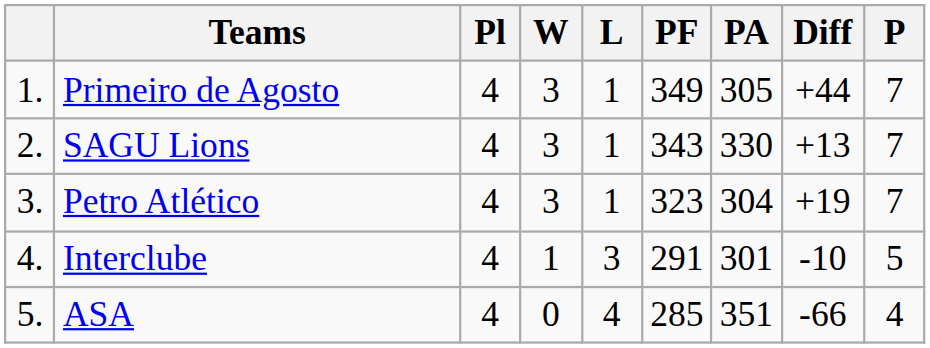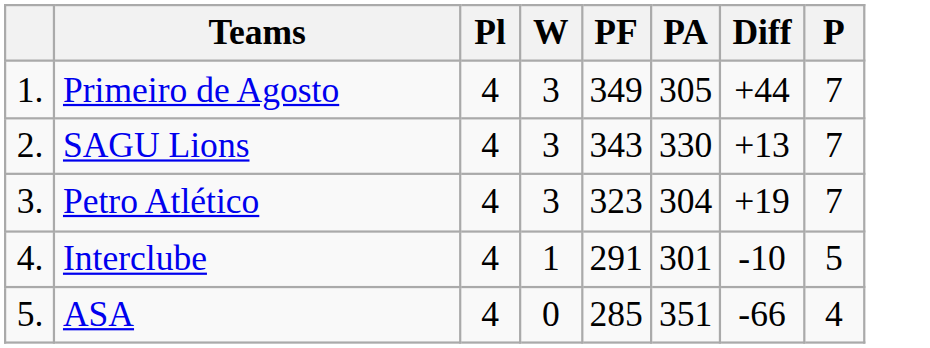- column: (612, 32)
